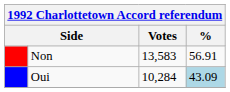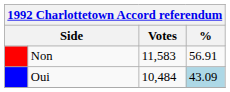(159, 56) 13,583 -> (159, 56) 11,583
(159, 77) 10,284 -> (159, 77) 10,484
